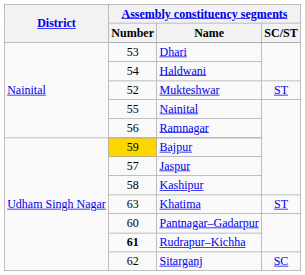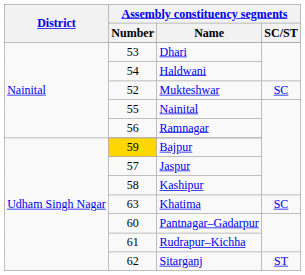(281, 90) ST -> (281, 90) SC
(281, 204) ST -> (281, 204) SC
(133, 242) bold -> (133, 242) normal
(281, 261) SC -> (281, 261) ST
